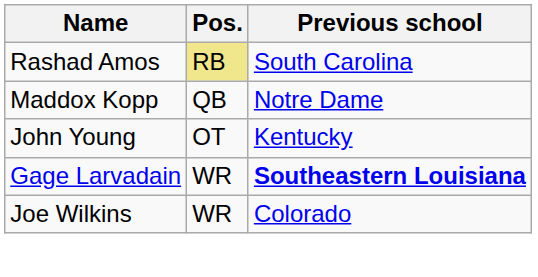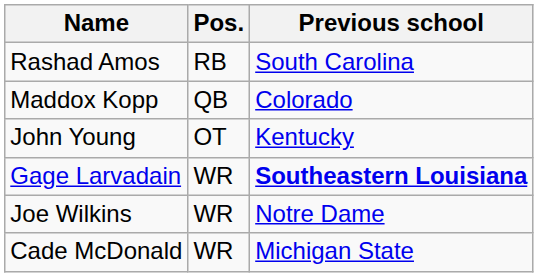(209, 61) khaki background -> (210, 61) no background
(319, 99) Notre Dame -> (304, 99) Colorado
(303, 213) Colorado -> (320, 213) Notre Dame
+ row: (96, 251)
